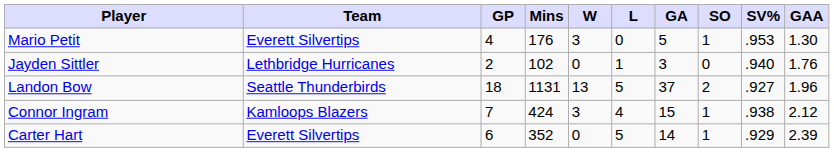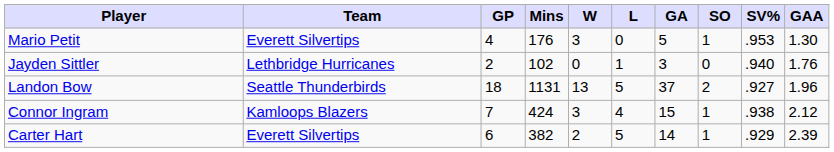(541, 135) 352 -> (541, 135) 382
(576, 135) 0 -> (576, 135) 2
